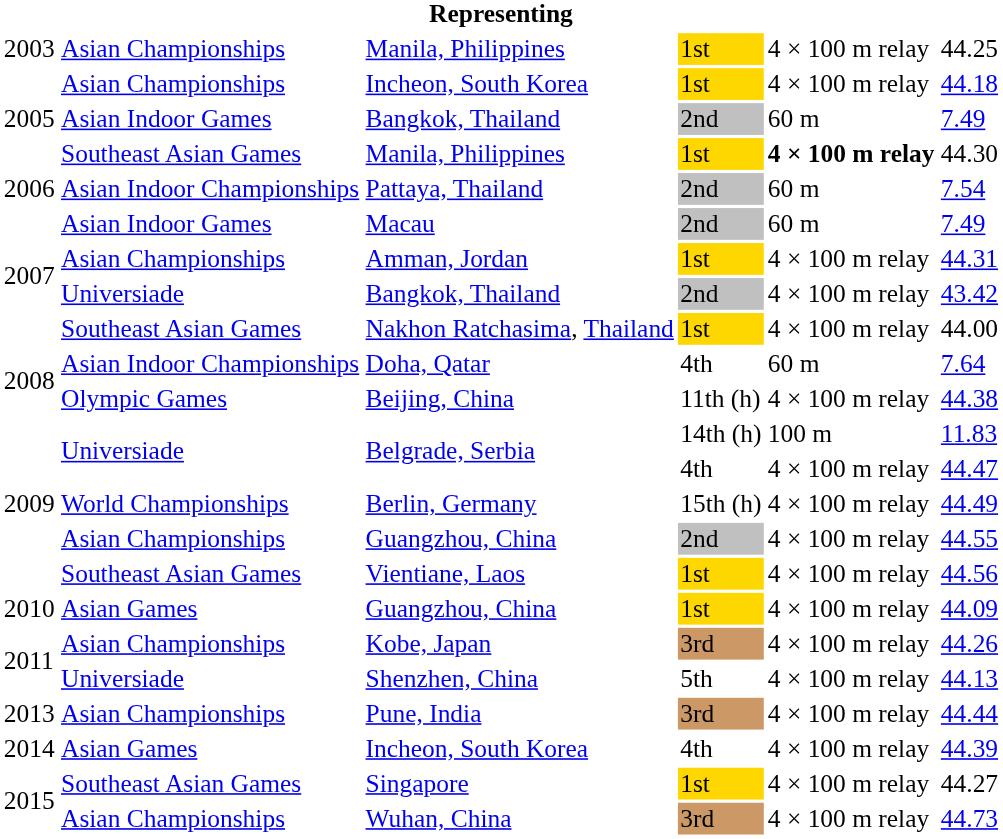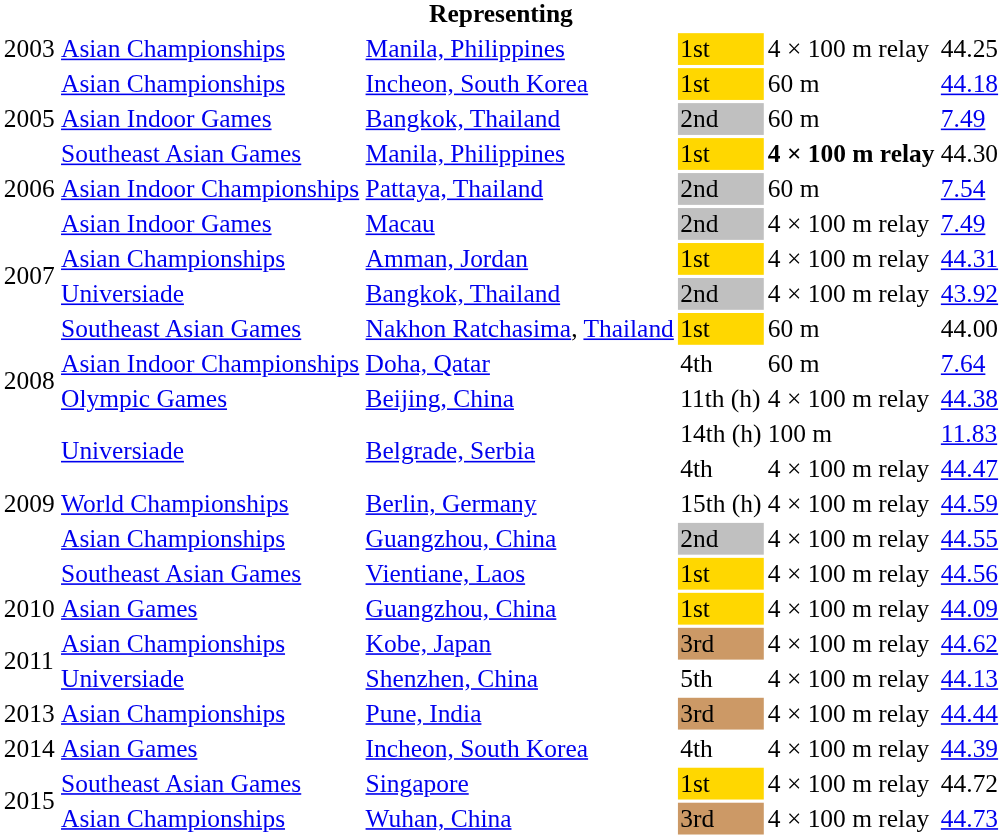(848, 83) 4 × 100 m relay -> (794, 83) 60 m
(794, 223) 60 m -> (848, 223) 4 × 100 m relay
(969, 293) 43.42 -> (969, 293) 43.92
(848, 328) 4 × 100 m relay -> (794, 328) 60 m
(969, 503) 44.49 -> (969, 503) 44.59
(969, 643) 44.26 -> (969, 643) 44.62
(969, 783) 44.27 -> (969, 783) 44.72
